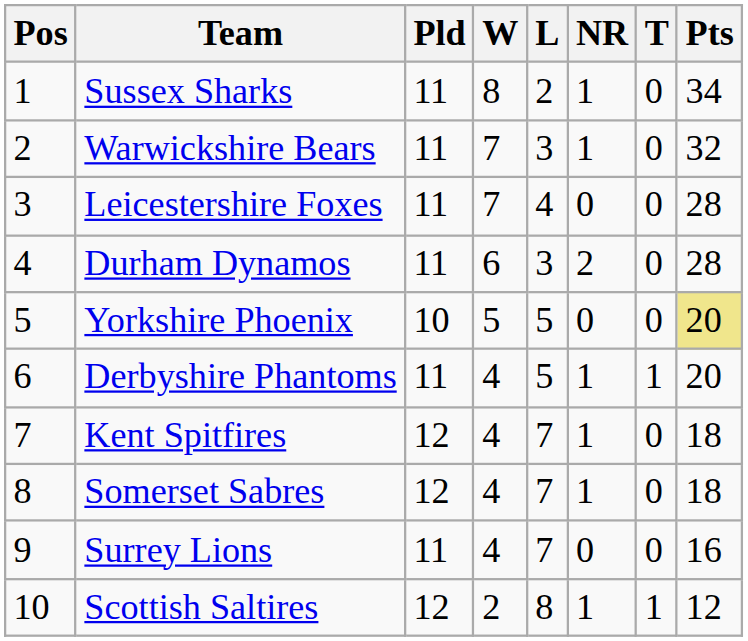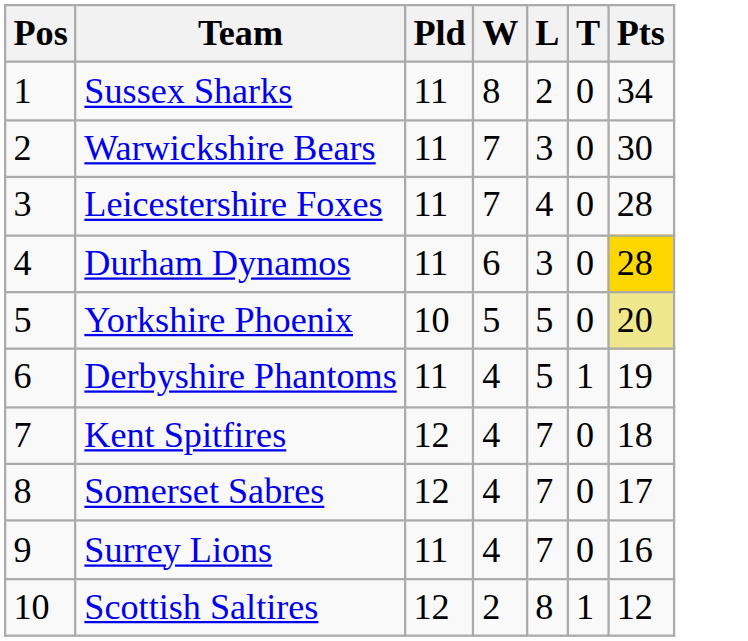- column: (602, 33)
(704, 147) 32 -> (635, 147) 30
(704, 262) no background -> (635, 262) gold background
(704, 377) 20 -> (635, 377) 19
(704, 491) 18 -> (635, 491) 17
